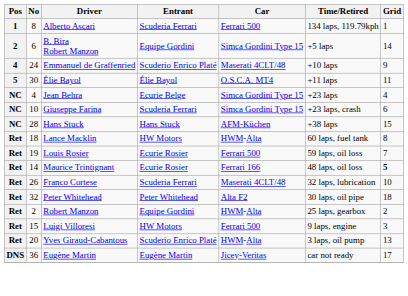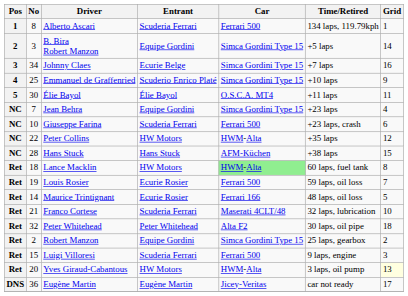(34, 45) 6 -> (34, 45) 3
+ row: (67, 65)
(34, 65) 24 -> (34, 80) 25
(253, 65) Maserati 4CLT/48 -> (262, 80) Simca Gordini Type 15
(34, 94) 4 -> (34, 109) 7
(162, 94) Ecurie Belge -> (167, 109) Equipe Gordini
(262, 109) Simca Gordini Type 15 -> (241, 123) Ferrari 500
+ row: (66, 138)
(241, 138) no background -> (241, 167) lightgreen background
(385, 167) bold -> (385, 196) normal
(34, 182) 26 -> (34, 211) 21
(241, 211) HWM-Alta -> (262, 240) Simca Gordini Type 15
(161, 225) HW Motors -> (168, 255) Scuderia Ferrari
(178, 240) Scuderio Enrico Platé -> (161, 269) HW Motors
(387, 240) no background -> (387, 269) lightyellow background
